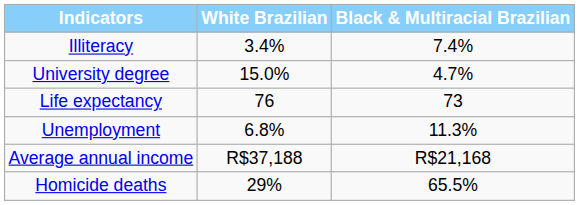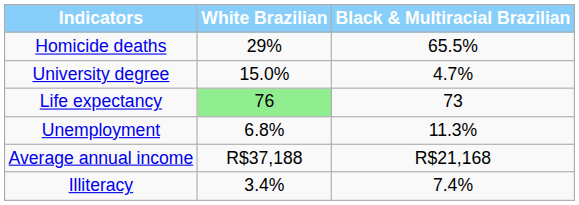rows swapped: (101, 46) <-> (101, 185)
(264, 102) no background -> (264, 102) lightgreen background
